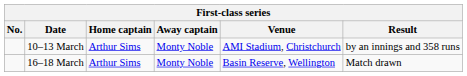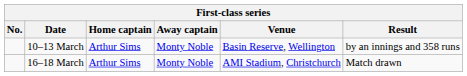(282, 46) AMI Stadium, Christchurch -> (279, 46) Basin Reserve, Wellington
(279, 63) Basin Reserve, Wellington -> (282, 63) AMI Stadium, Christchurch
